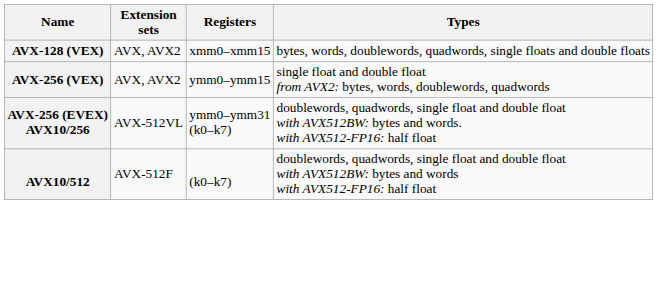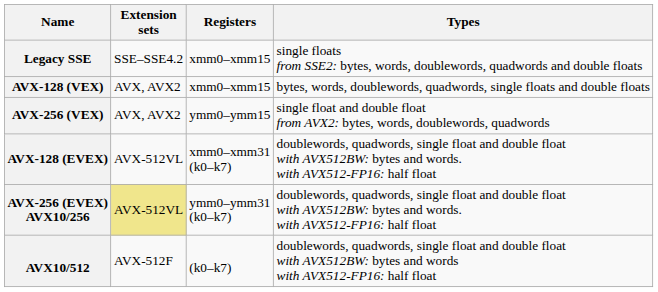+ row: (58, 58)
+ row: (58, 159)
(149, 123) no background -> (149, 209) khaki background
